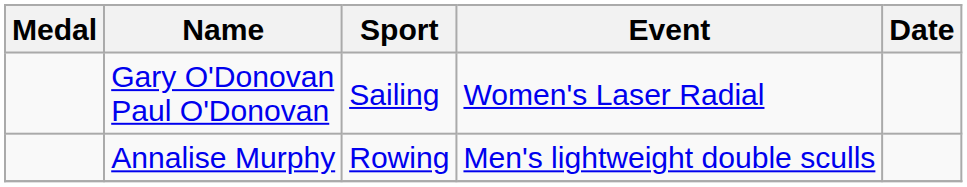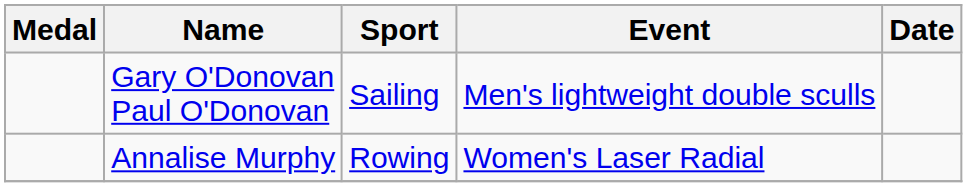(614, 93) Women's Laser Radial -> (669, 93) Men's lightweight double sculls
(669, 158) Men's lightweight double sculls -> (614, 158) Women's Laser Radial
